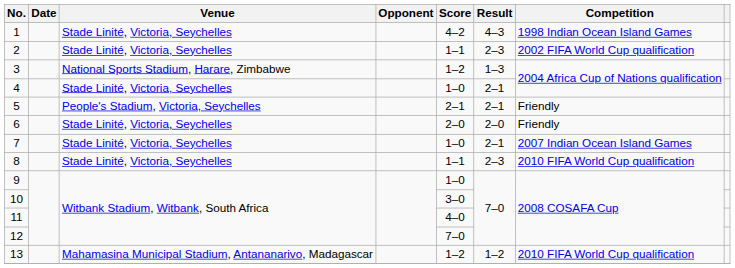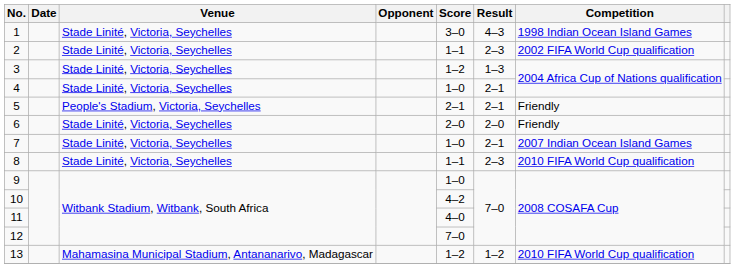(455, 32) 4–2 -> (455, 32) 3–0
(176, 69) National Sports Stadium, Harare, Zimbabwe -> (147, 69) Stade Linité, Victoria, Seychelles
(455, 198) 3–0 -> (455, 198) 4–2
